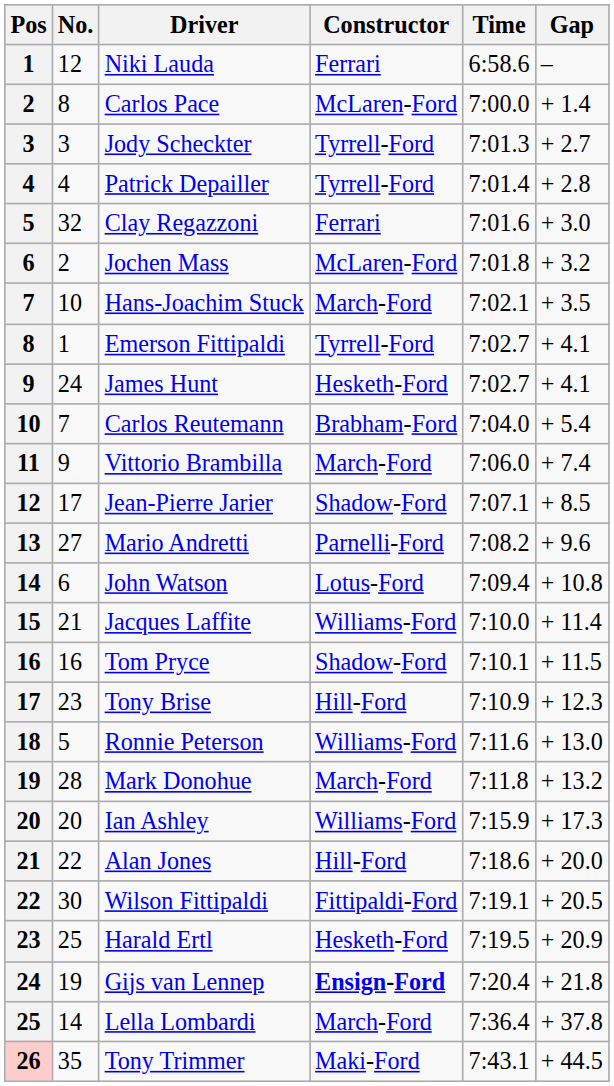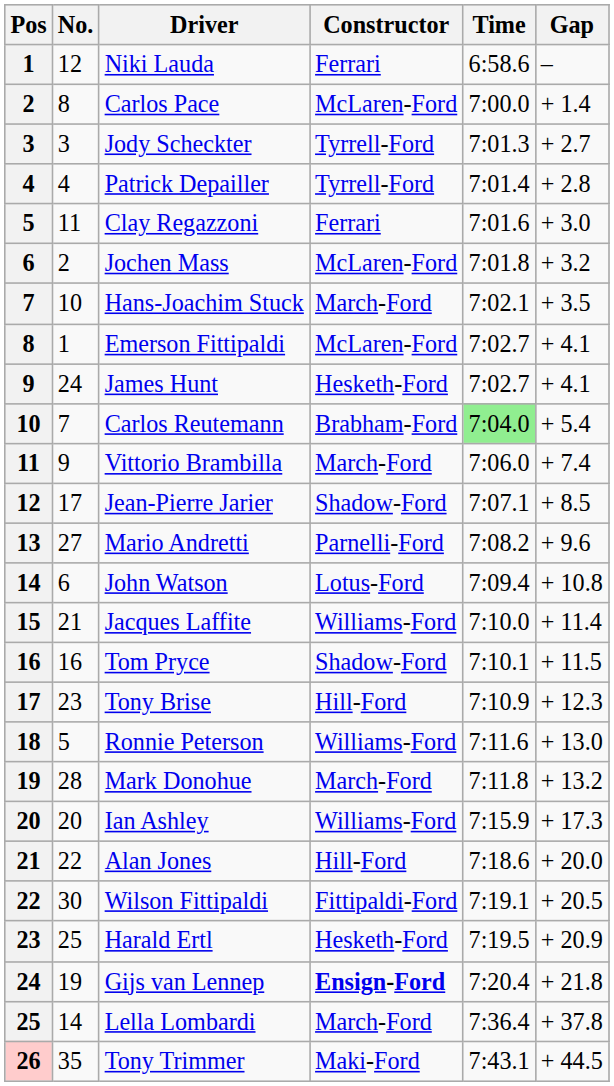(70, 223) 32 -> (69, 223) 11
(375, 343) Tyrrell-Ford -> (386, 343) McLaren-Ford
(499, 423) no background -> (499, 423) lightgreen background
